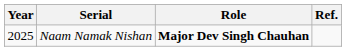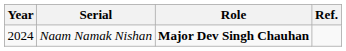(21, 35) 2025 -> (21, 35) 2024
